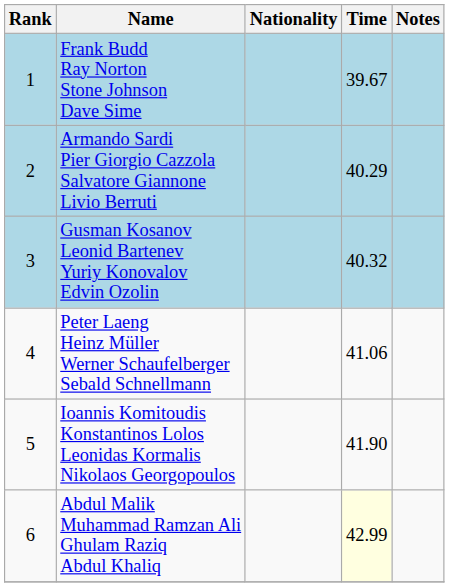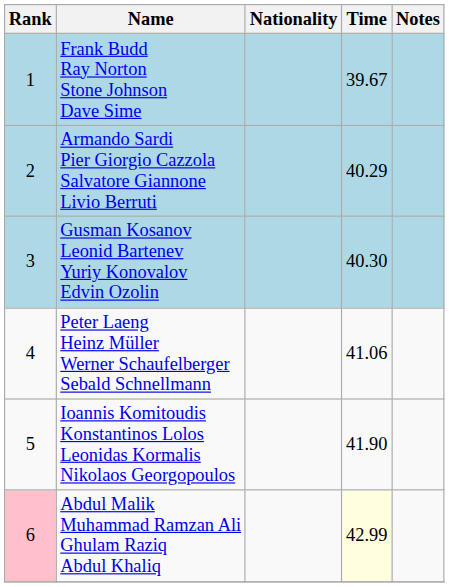(367, 261) 40.32 -> (367, 261) 40.30
(30, 535) no background -> (30, 535) pink background
